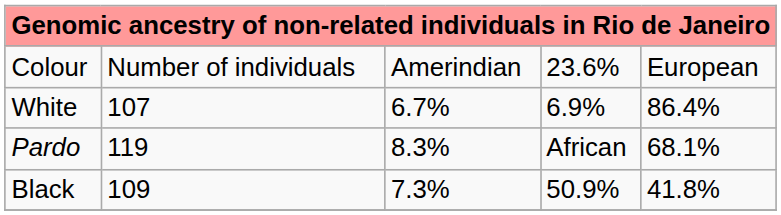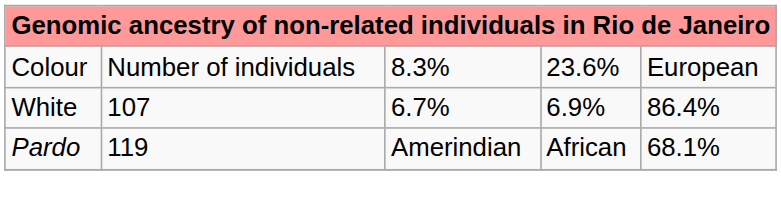(456, 66) Amerindian -> (420, 66) 8.3%
(420, 148) 8.3% -> (456, 148) Amerindian
- row: (43, 189)
